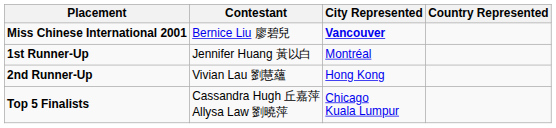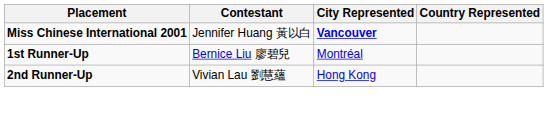(241, 33) Bernice Liu 廖碧兒 -> (252, 33) Jennifer Huang 黃以白
(252, 54) Jennifer Huang 黃以白 -> (241, 54) Bernice Liu 廖碧兒
- row: (48, 104)
